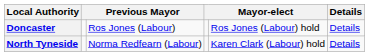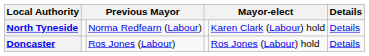rows swapped: (31, 28) <-> (42, 43)
